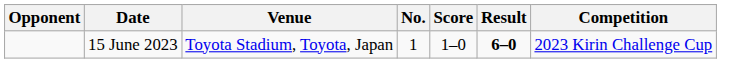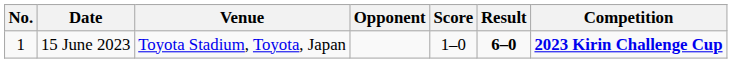columns swapped: (413, 17) <-> (44, 17)
(623, 44) normal -> (628, 44) bold
